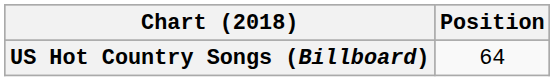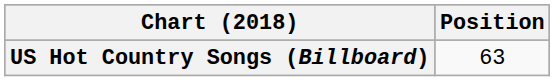(492, 58) 64 -> (492, 58) 63
